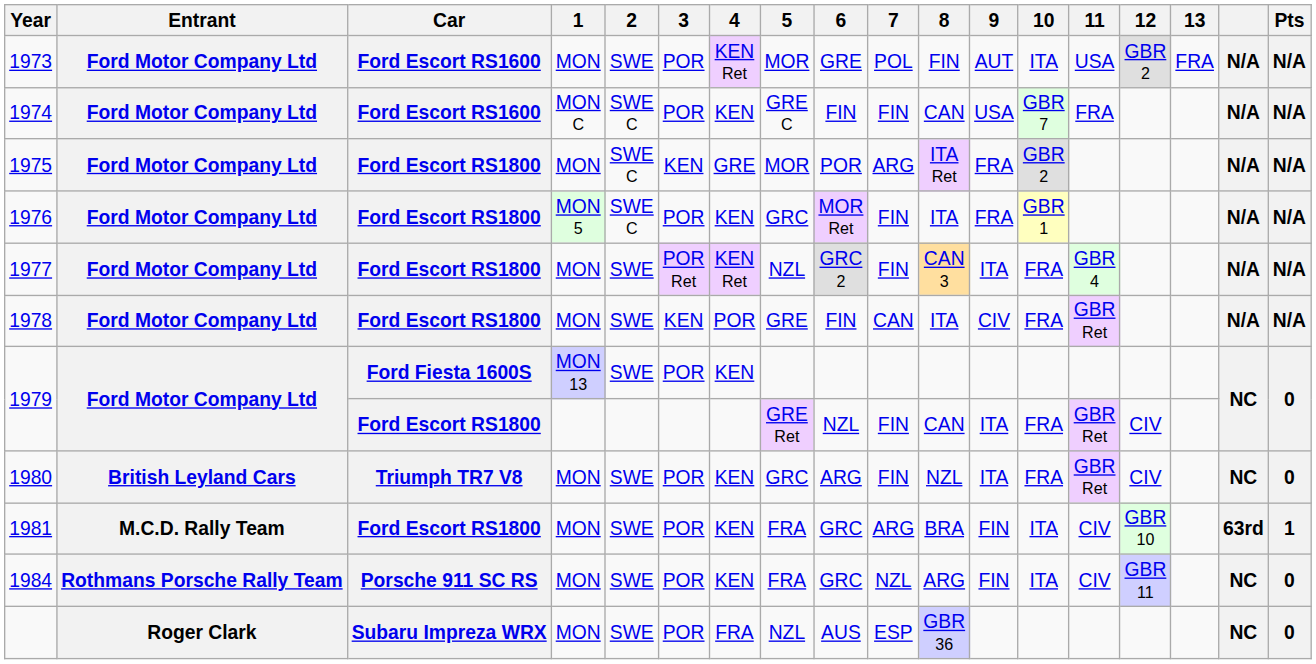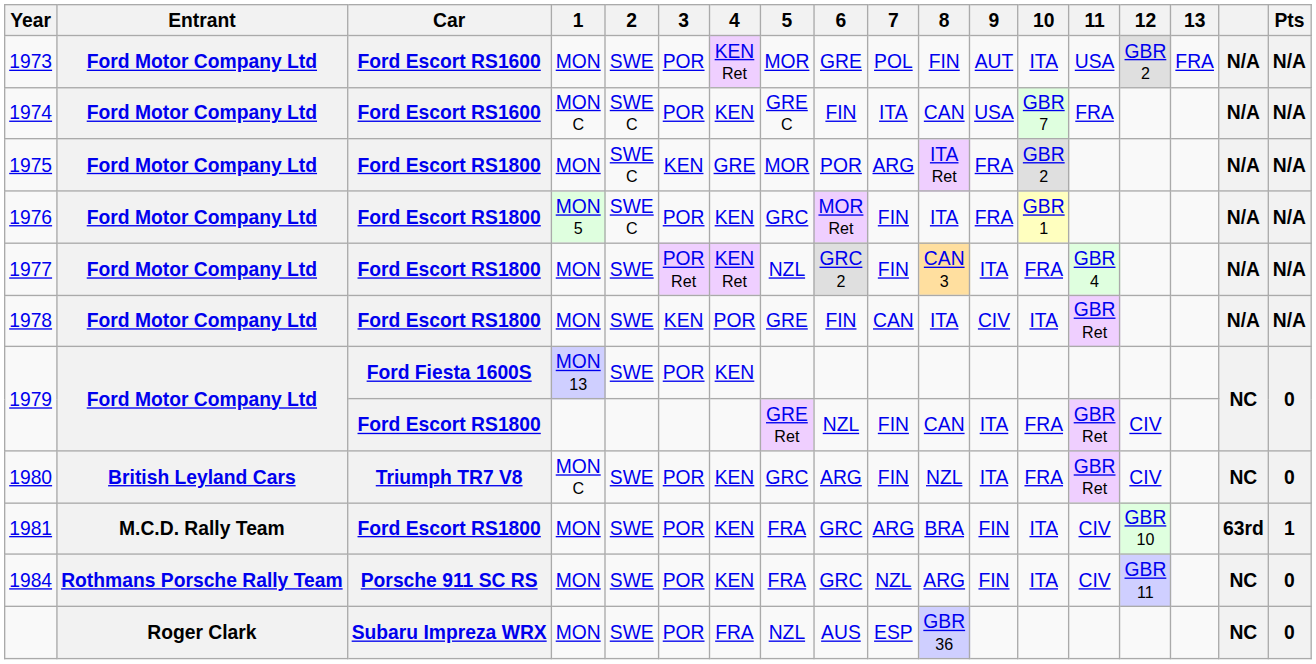(893, 113) FIN -> (893, 113) ITA
(1044, 321) FRA -> (1044, 321) ITA
(578, 477) MON -> (578, 477) MON C
